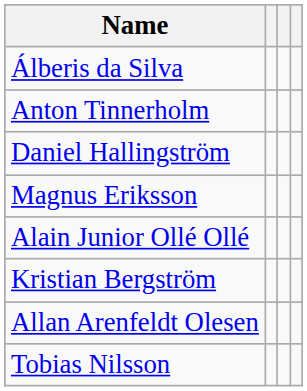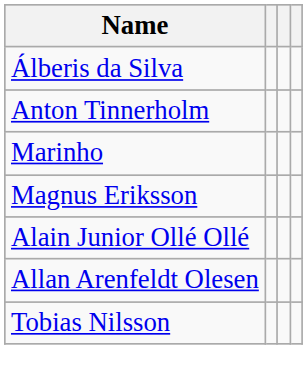- row: (120, 152)
+ row: (57, 152)
- row: (114, 279)
